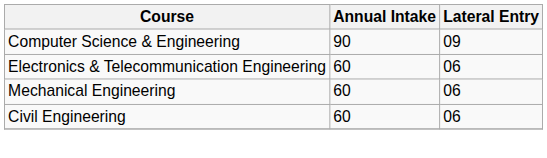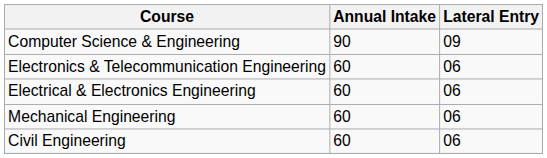+ row: (132, 91)
